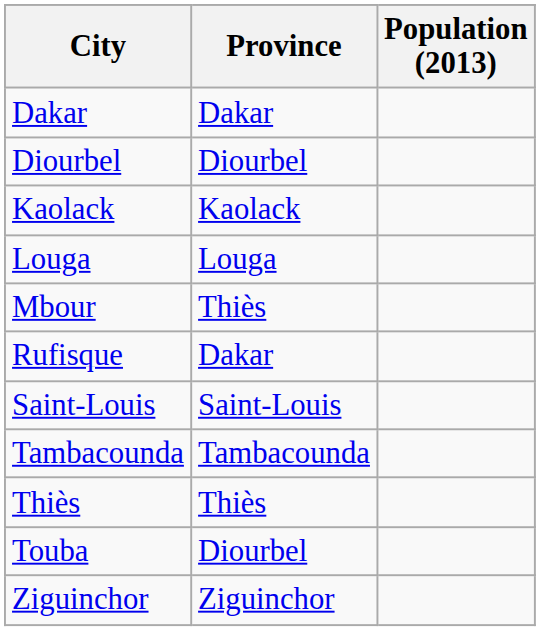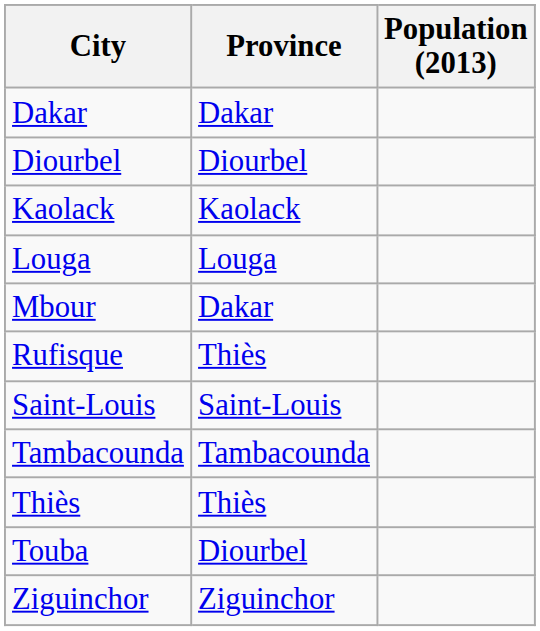(232, 307) Thiès -> (236, 307) Dakar
(236, 355) Dakar -> (232, 355) Thiès
